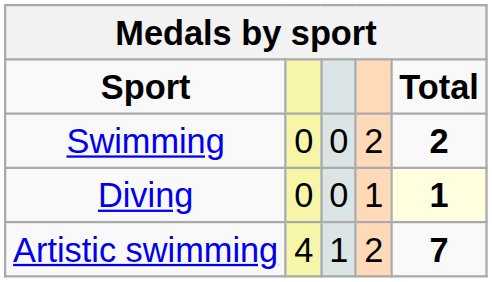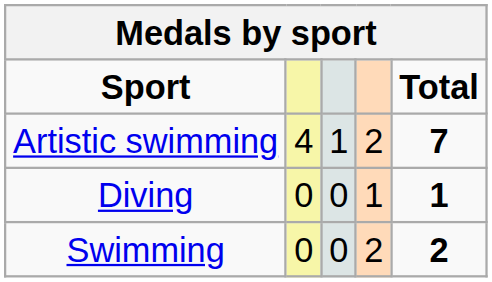rows swapped: (146, 250) <-> (146, 141)
(439, 196) lightyellow background -> (439, 196) no background
